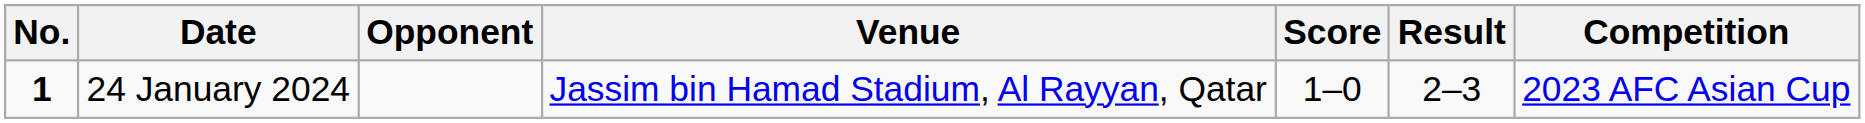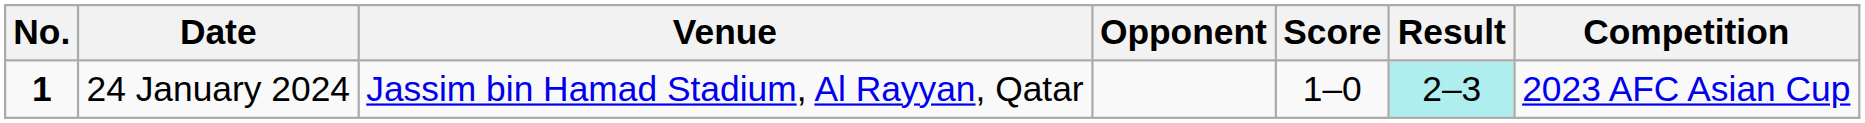columns swapped: (908, 32) <-> (450, 32)
(1452, 88) no background -> (1452, 88) paleturquoise background
